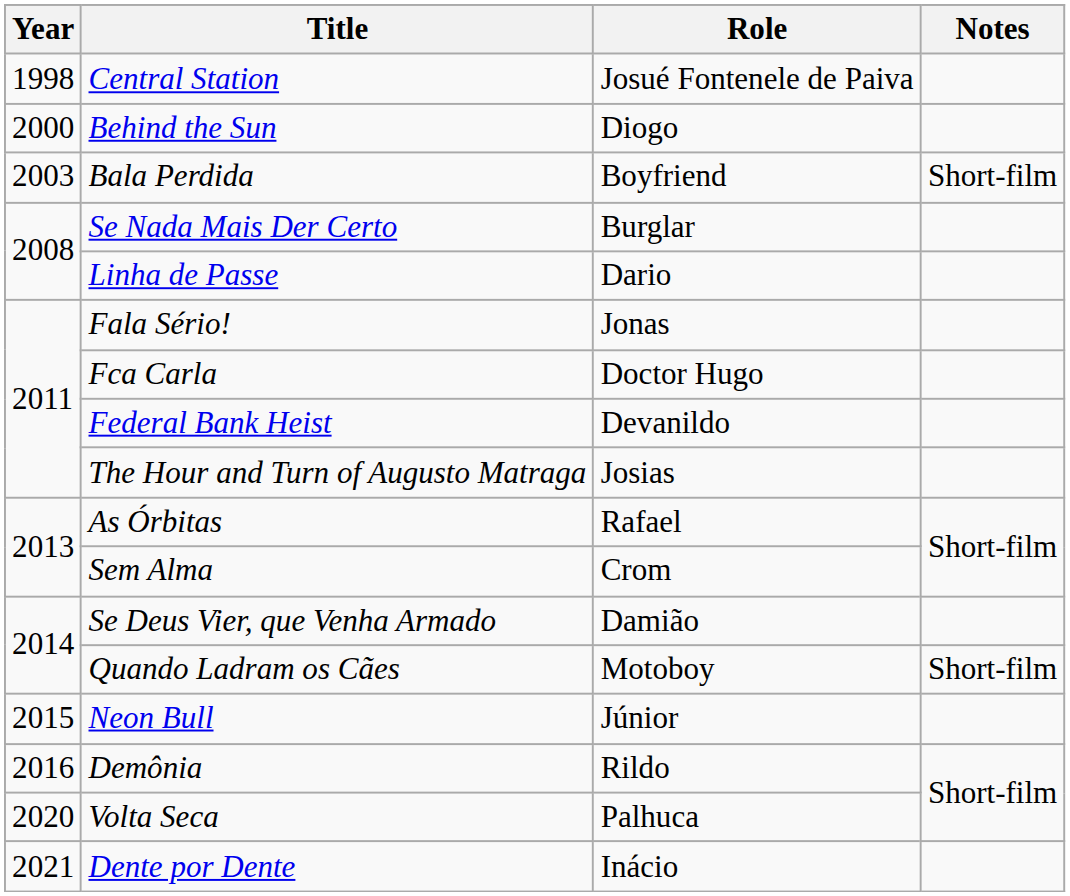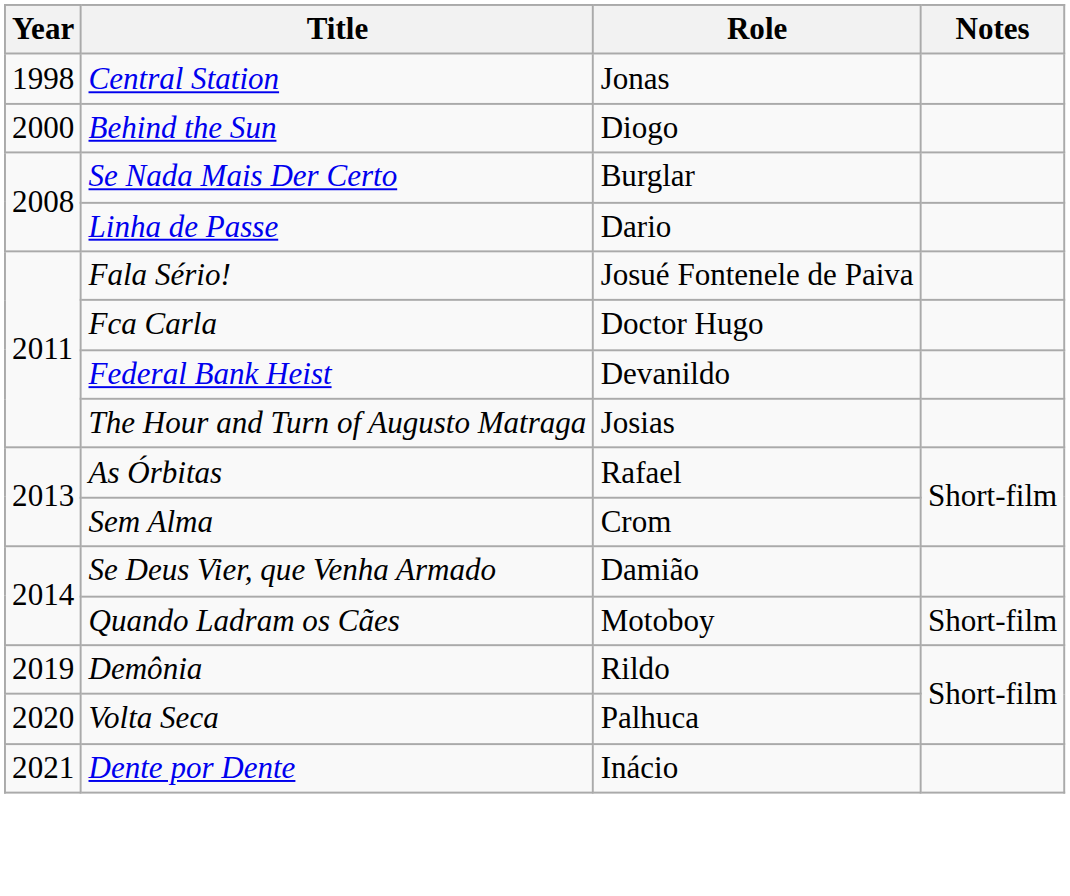(757, 78) Josué Fontenele de Paiva -> (635, 78) Jonas
- row: (171, 176)
(635, 324) Jonas -> (757, 275) Josué Fontenele de Paiva
- row: (151, 718)
(43, 767) 2016 -> (43, 669) 2019
